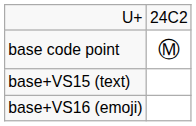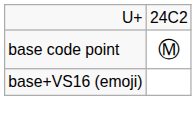- row: (69, 82)
